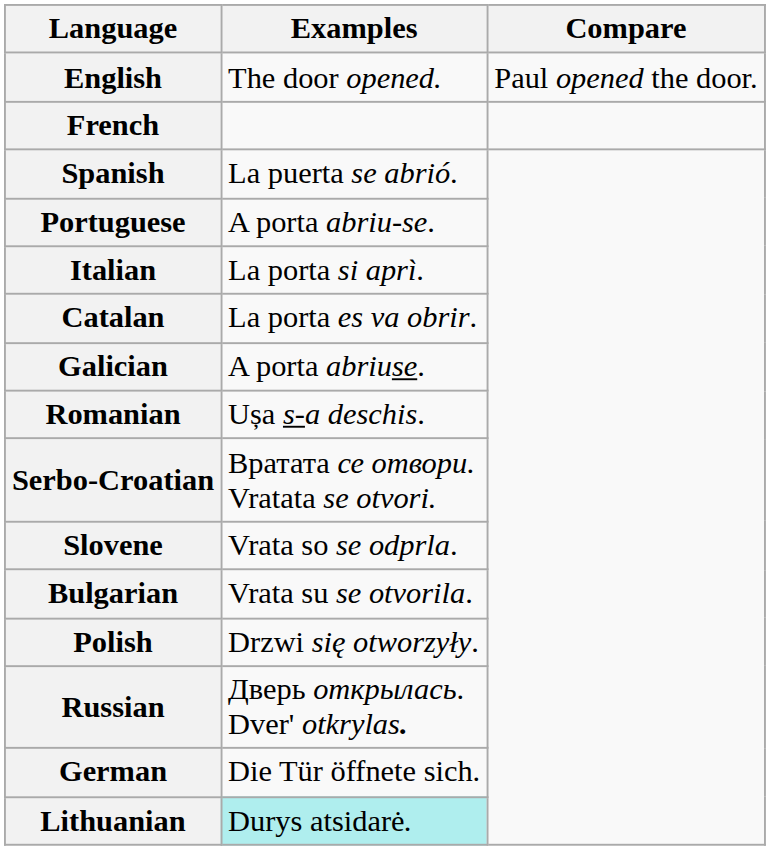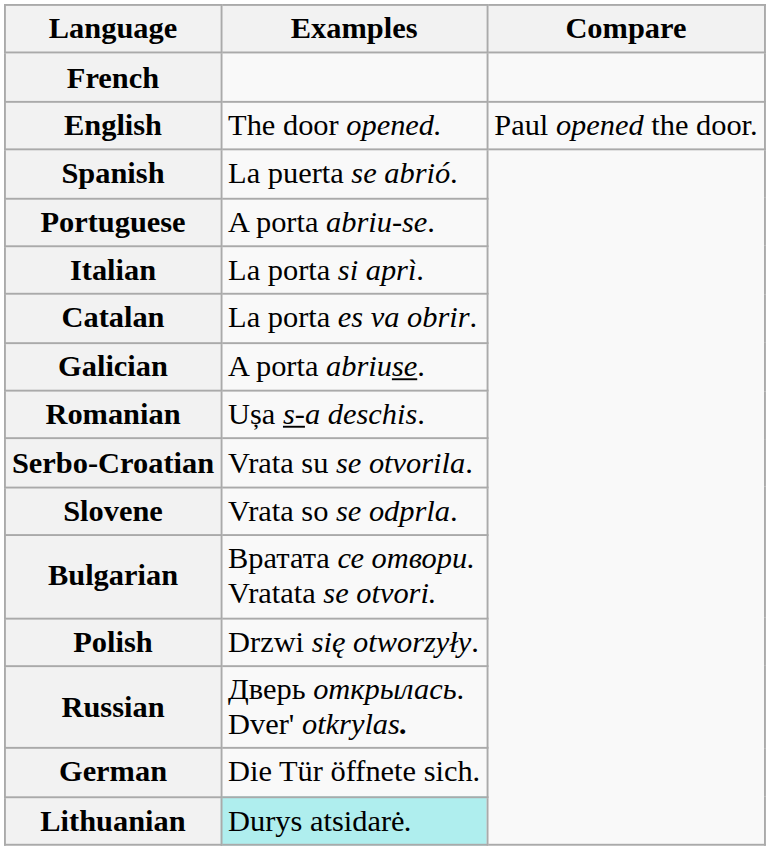rows swapped: (113, 76) <-> (113, 125)
(351, 479) Вратата се отвори. Vratata se otvori. -> (350, 462) Vrata su se otvorila.
(350, 593) Vrata su se otvorila. -> (351, 576) Вратата се отвори. Vratata se otvori.
